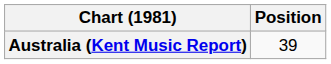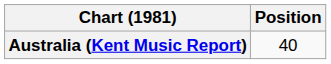(288, 44) 39 -> (288, 44) 40
